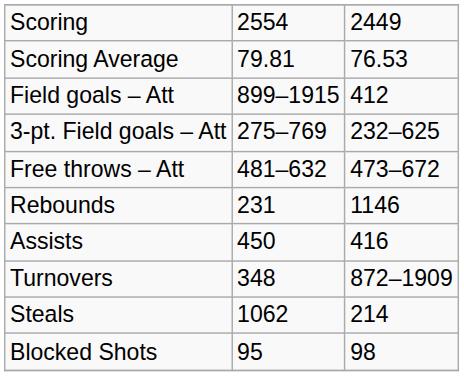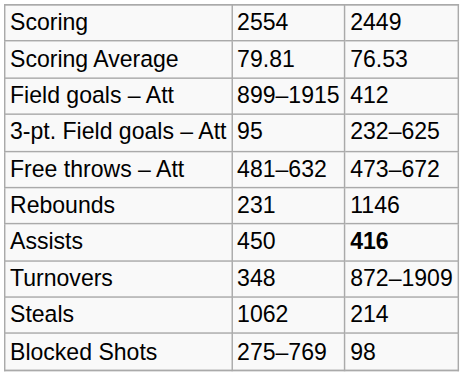(282, 132) 275–769 -> (250, 132) 95
(369, 242) normal -> (369, 242) bold
(250, 351) 95 -> (282, 351) 275–769
